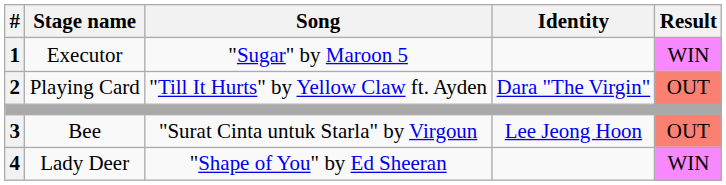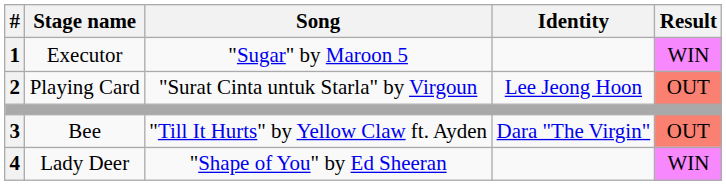(318, 87) "Till It Hurts" by Yellow Claw ft. Ayden -> (318, 87) "Surat Cinta untuk Starla" by Virgoun
(573, 87) Dara "The Virgin" -> (573, 87) Lee Jeong Hoon
(318, 130) "Surat Cinta untuk Starla" by Virgoun -> (318, 130) "Till It Hurts" by Yellow Claw ft. Ayden
(573, 130) Lee Jeong Hoon -> (573, 130) Dara "The Virgin"
